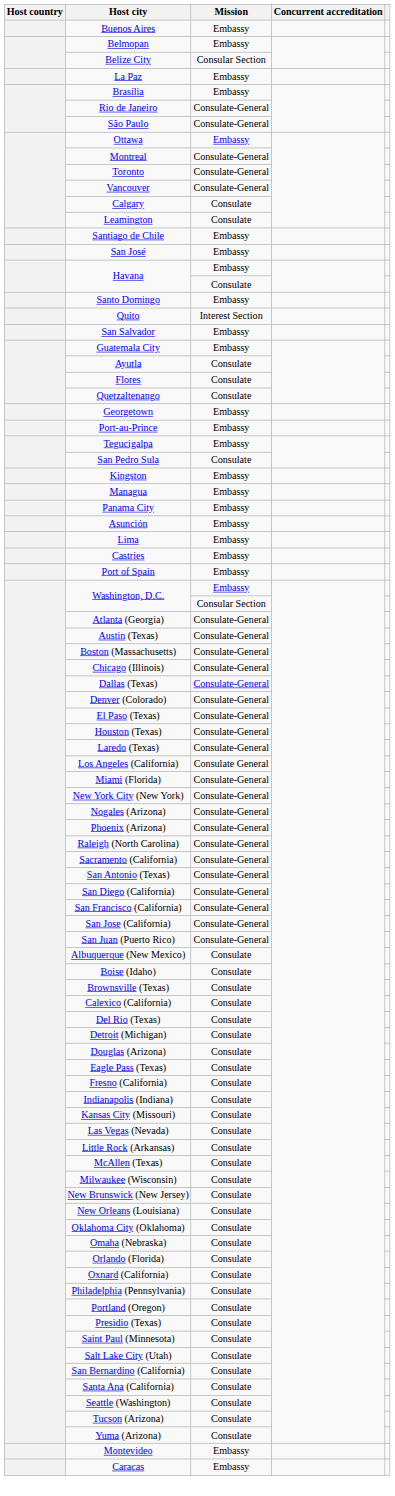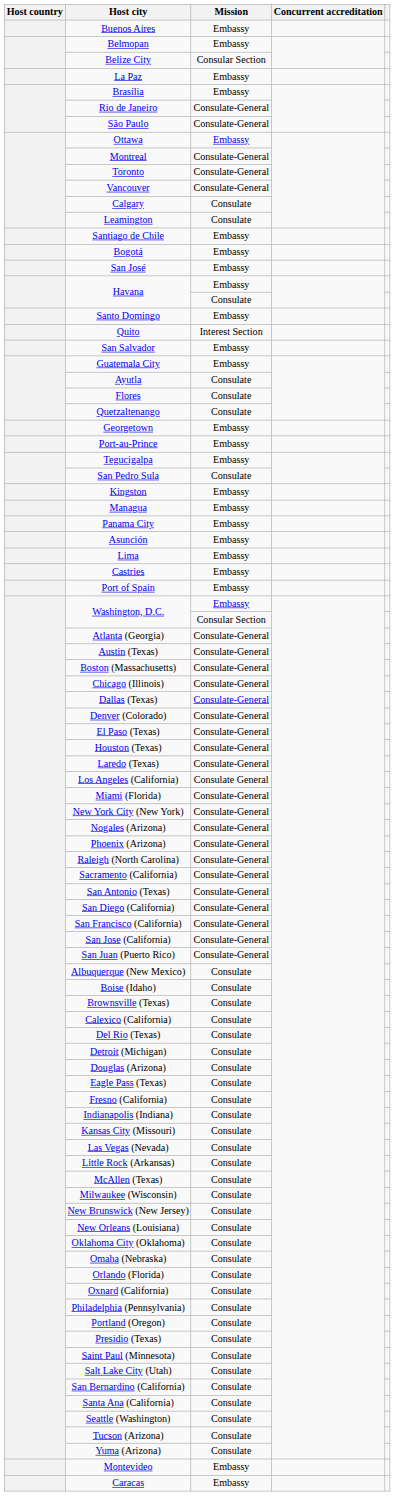+ row: (128, 252)
